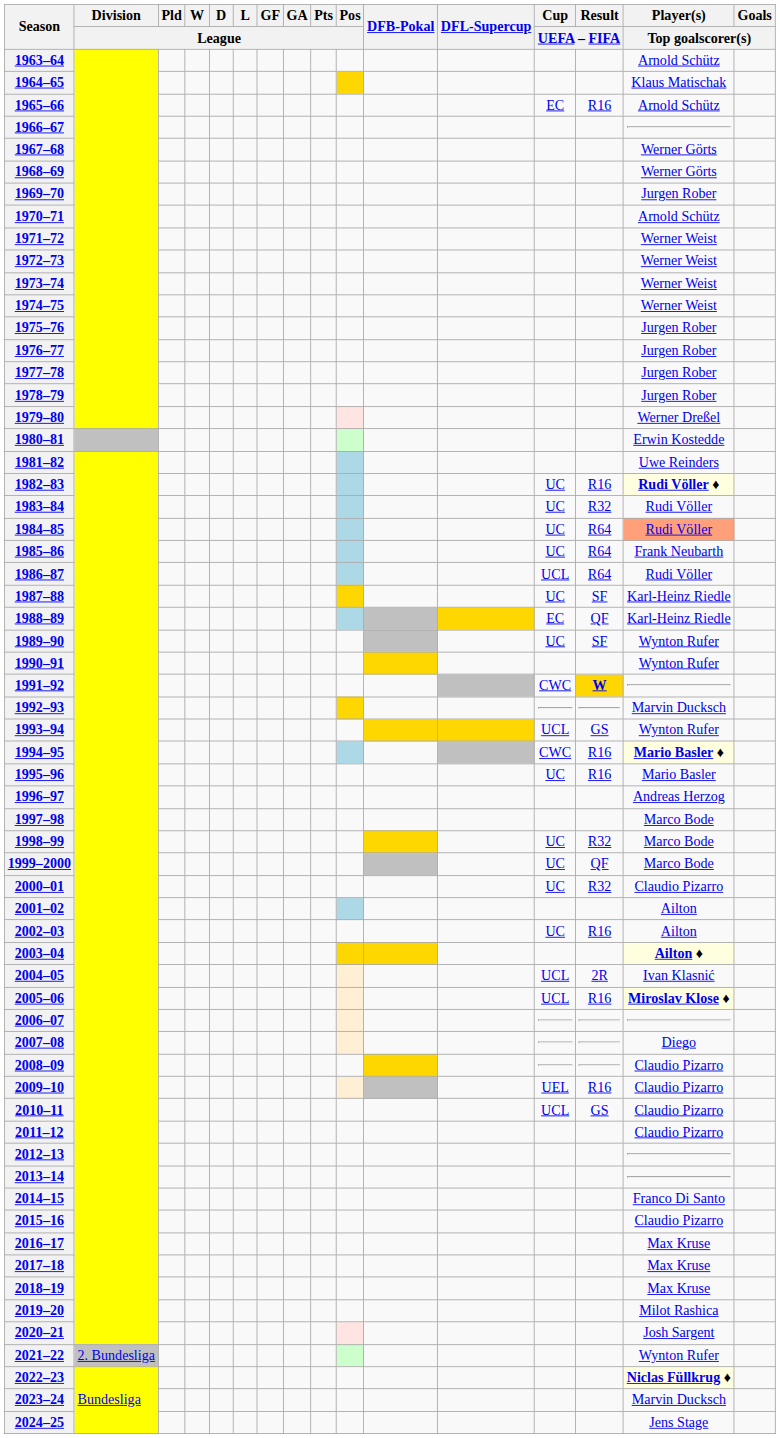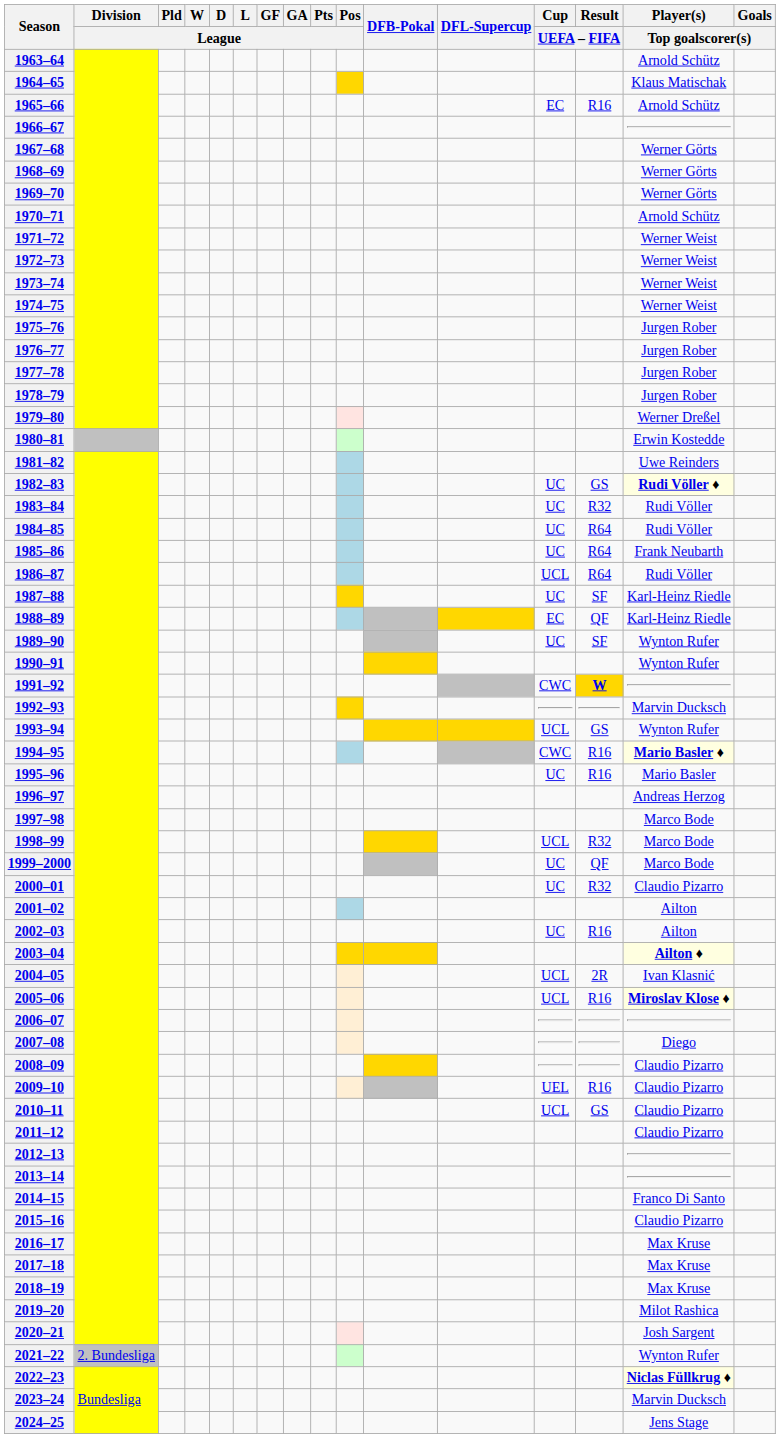(679, 194) Jurgen Rober -> (679, 194) Werner Görts
(600, 484) R16 -> (600, 484) GS
(679, 529) lightsalmon background -> (679, 529) no background
(555, 841) UC -> (555, 841) UCL
